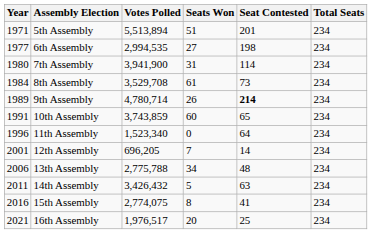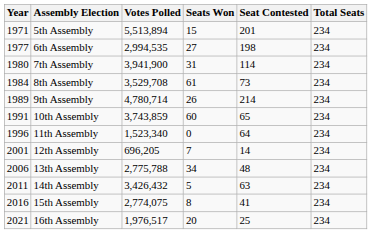(191, 30) 51 -> (191, 30) 15
(248, 99) bold -> (248, 99) normal
